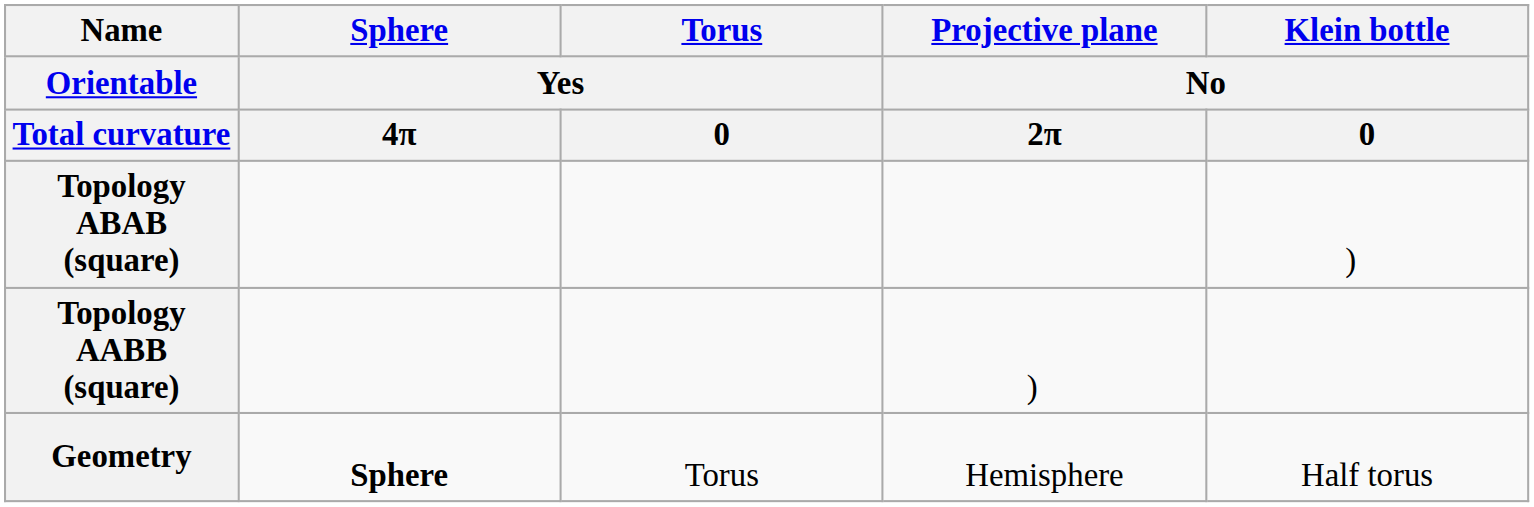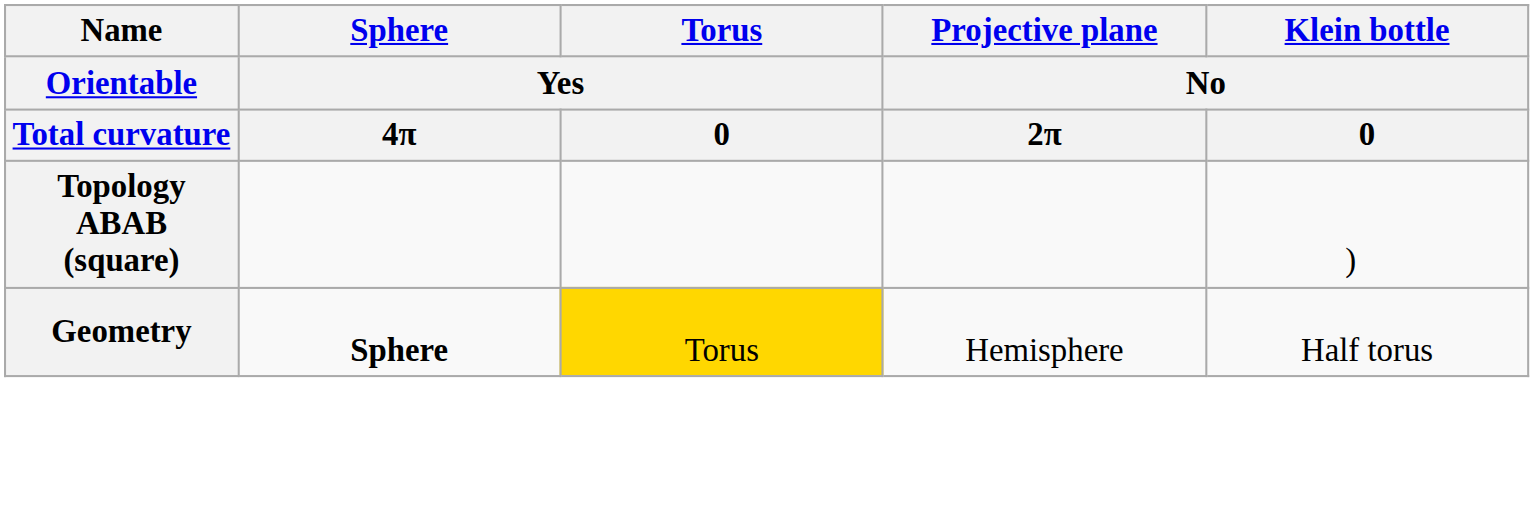- row: (121, 349)
(722, 475) no background -> (722, 349) gold background
